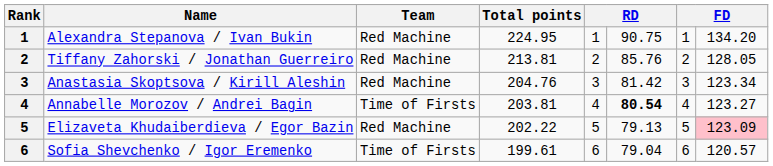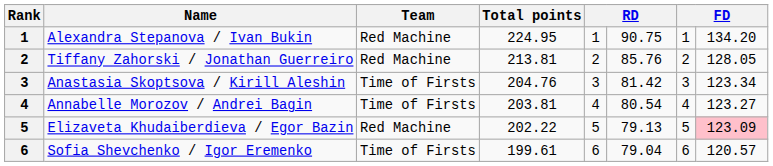(405, 83) Red Machine -> (418, 83) Time of Firsts
(641, 106) bold -> (641, 106) normal
